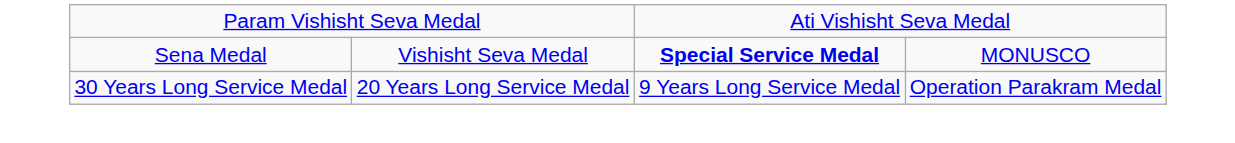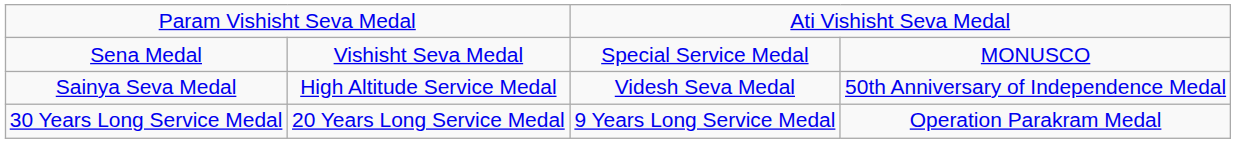(770, 54) bold -> (705, 54) normal
+ row: (146, 87)
